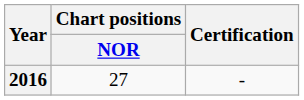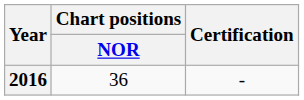(119, 79) 27 -> (119, 79) 36
